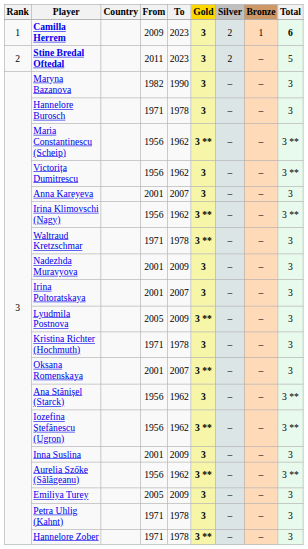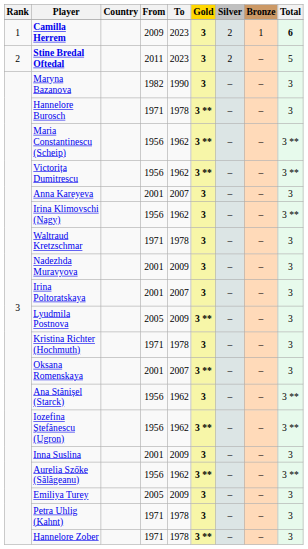(203, 110) 3 -> (203, 110) 3 **
(203, 173) 3 -> (203, 173) 3 **
(203, 214) 3 ** -> (203, 214) 3
(203, 240) 3 ** -> (203, 240) 3
